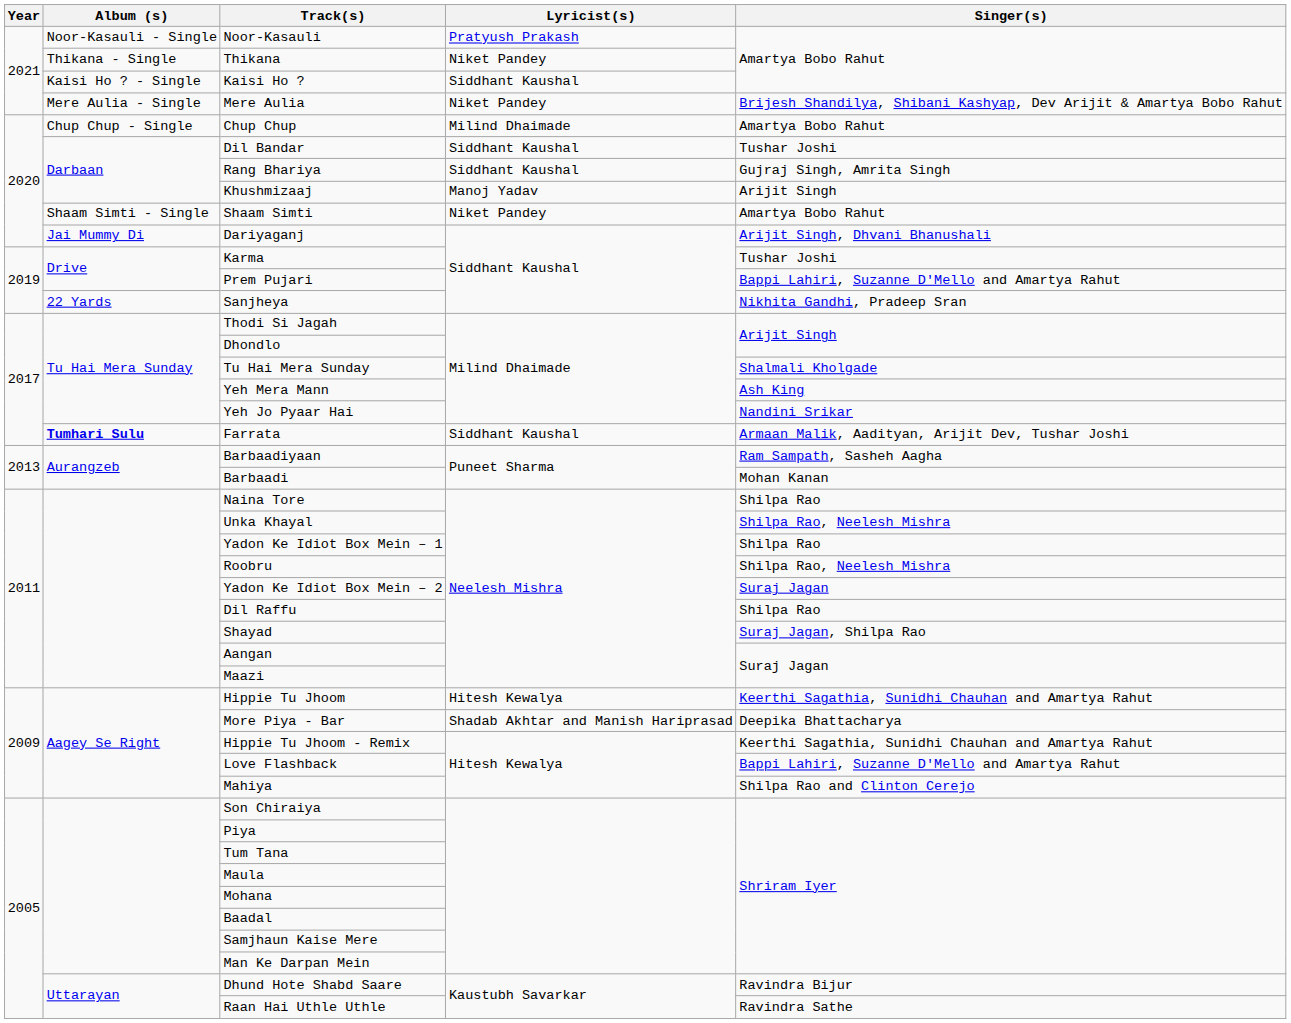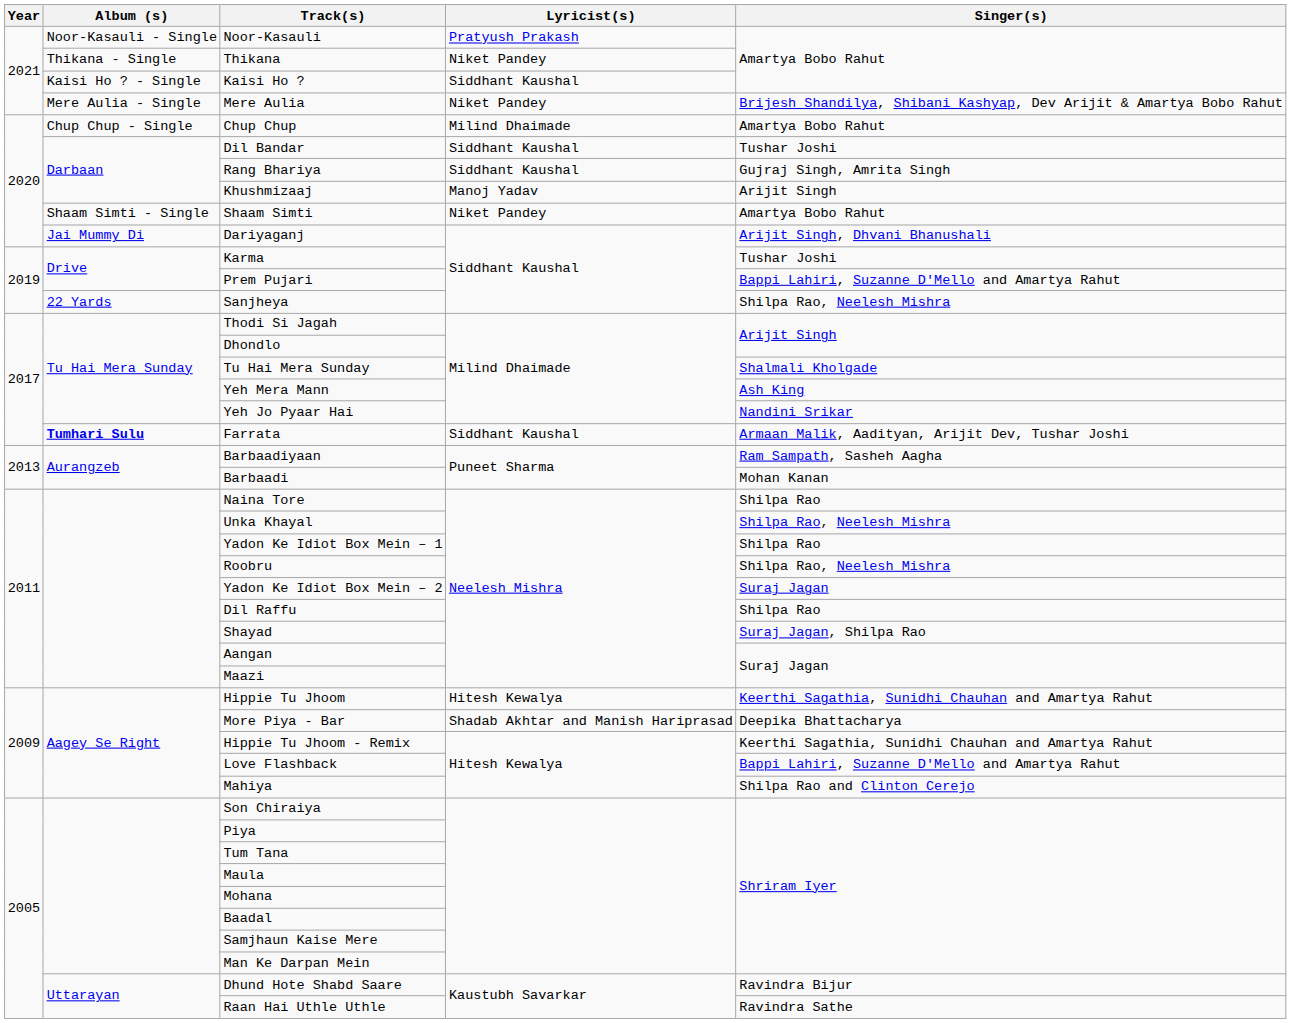(853, 302) Nikhita Gandhi, Pradeep Sran -> (845, 302) Shilpa Rao, Neelesh Mishra
